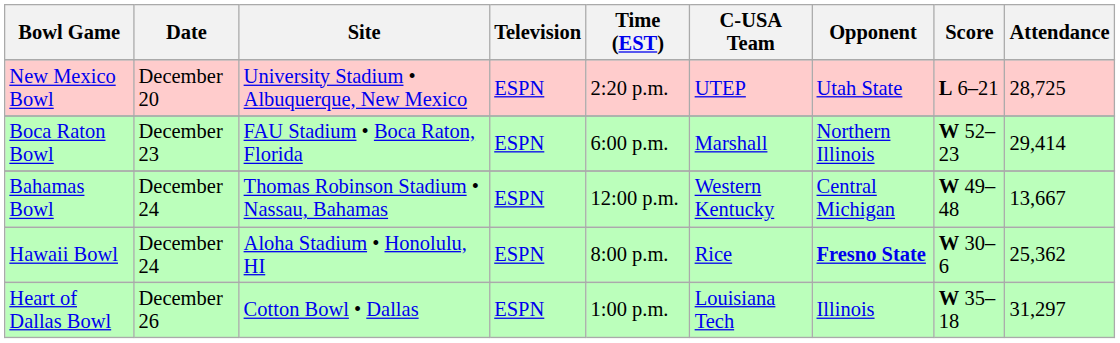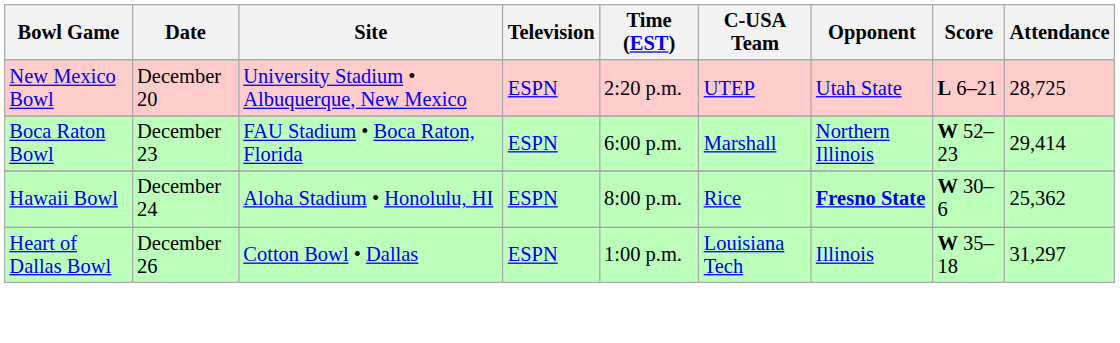- row: (47, 198)
